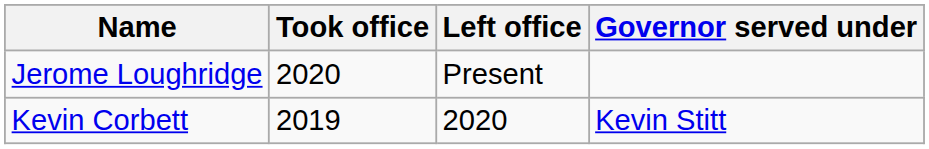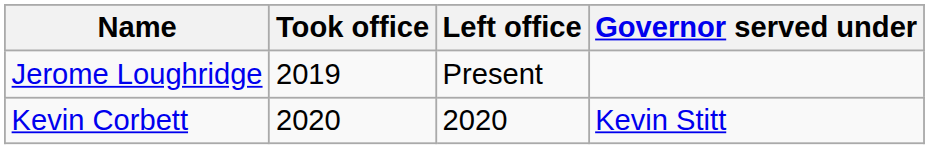(308, 73) 2020 -> (308, 73) 2019
(308, 119) 2019 -> (308, 119) 2020
